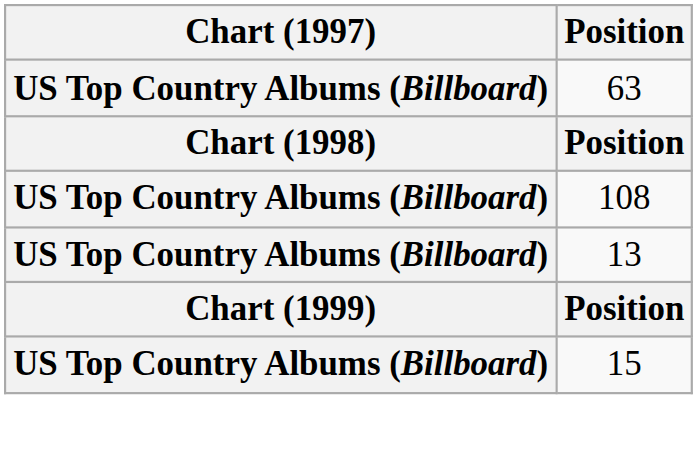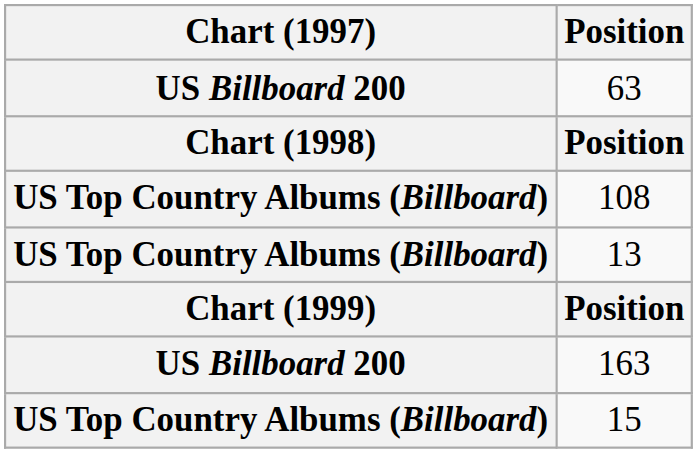(281, 87) US Top Country Albums (Billboard) -> (281, 87) US Billboard 200
+ row: (624, 364)
